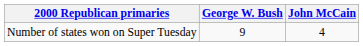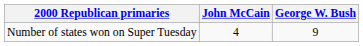columns swapped: (242, 13) <-> (322, 13)
